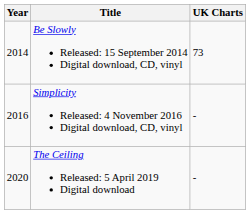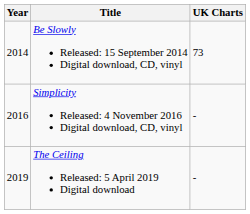(18, 177) 2020 -> (18, 177) 2019
